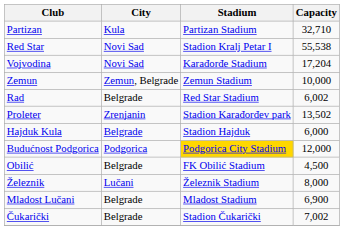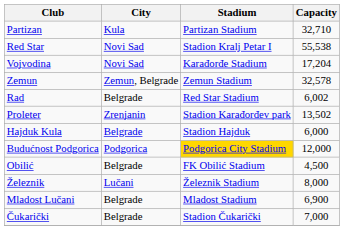(316, 81) 10,000 -> (316, 81) 32,578
(316, 217) 7,002 -> (316, 217) 7,000
